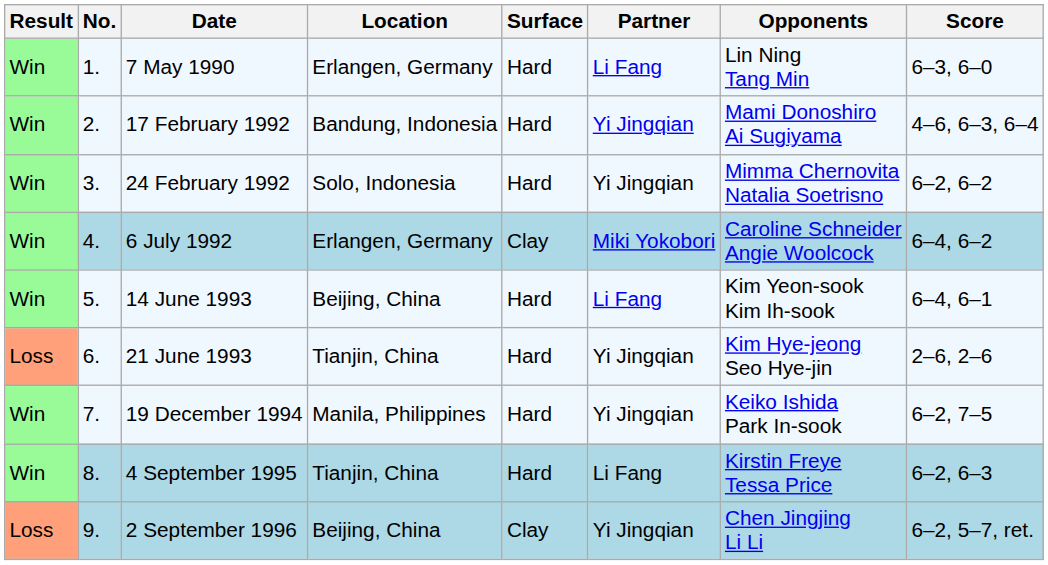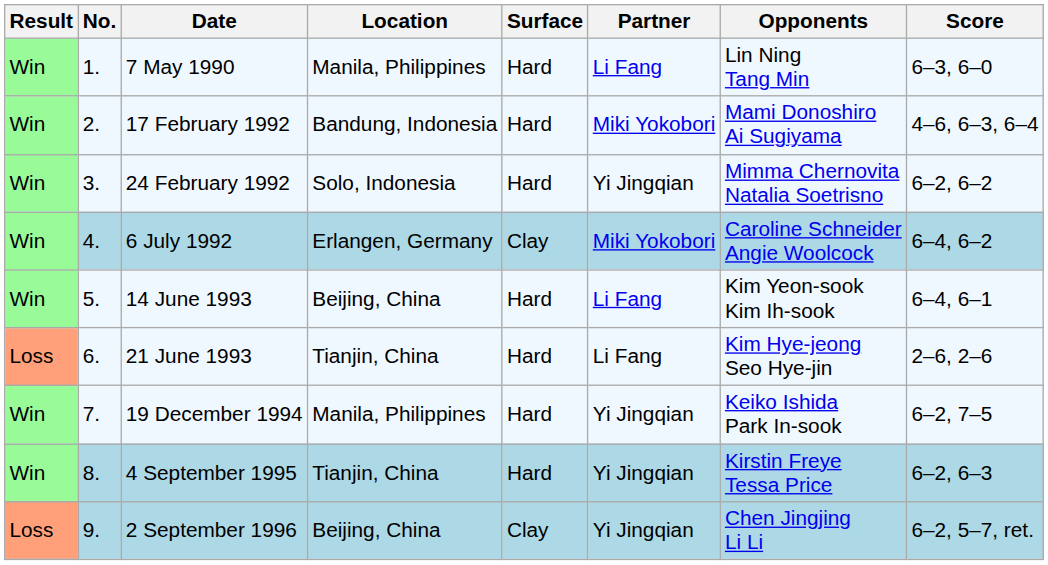(402, 66) Erlangen, Germany -> (399, 66) Manila, Philippines
(643, 124) Yi Jingqian -> (654, 124) Miki Yokobori
(643, 356) Yi Jingqian -> (627, 356) Li Fang
(627, 471) Li Fang -> (643, 471) Yi Jingqian
